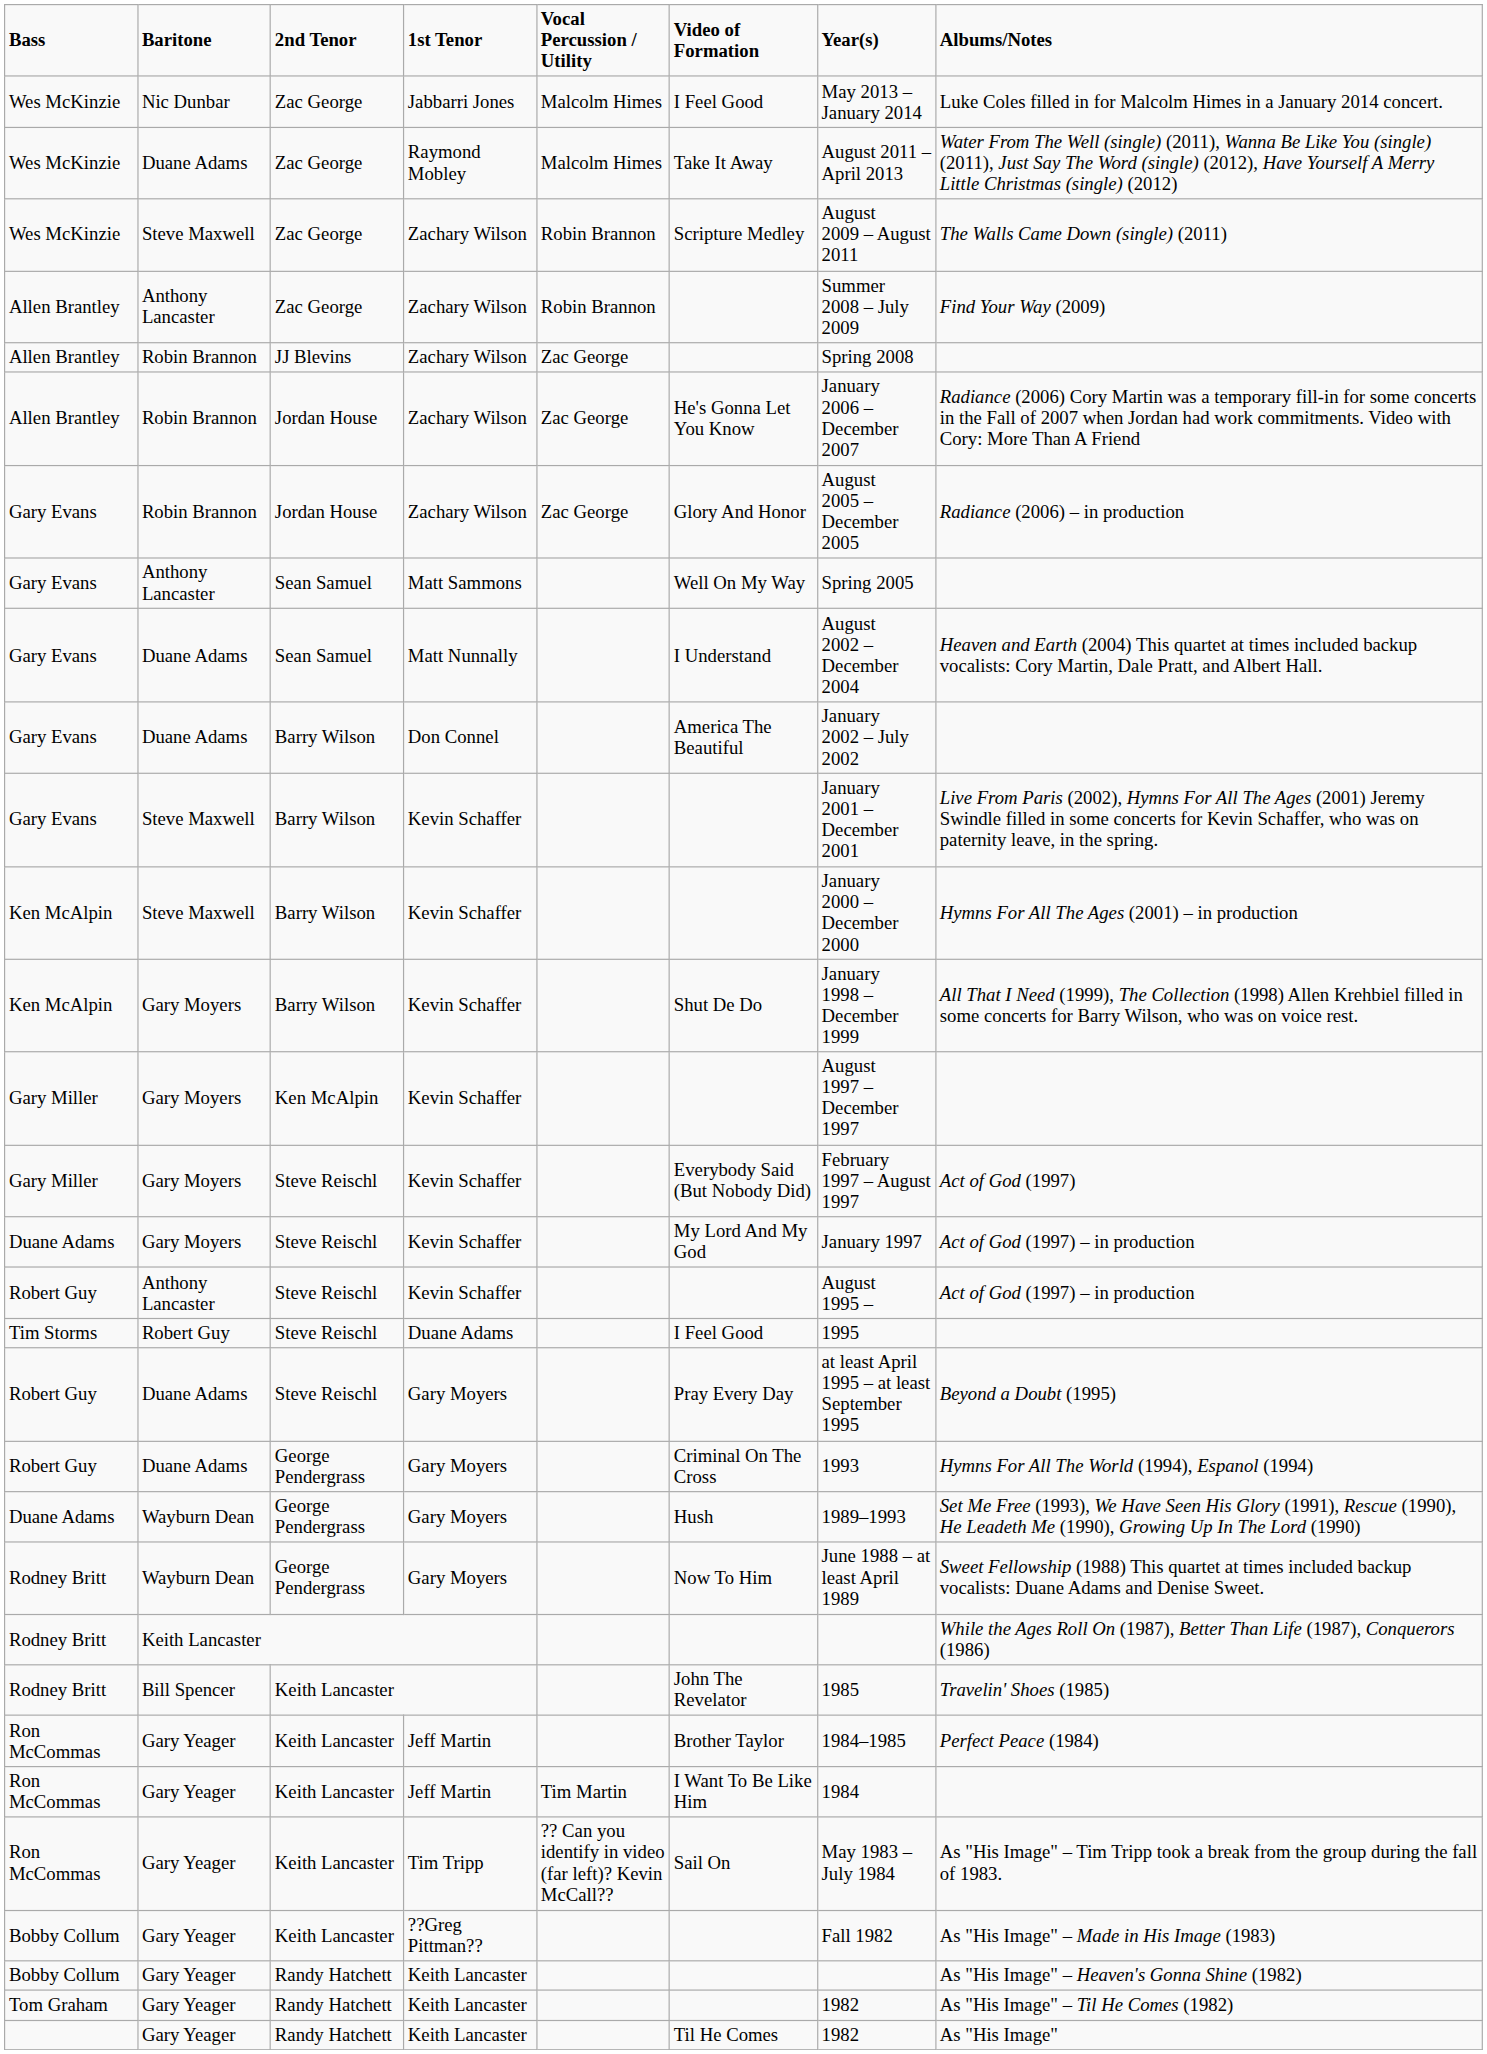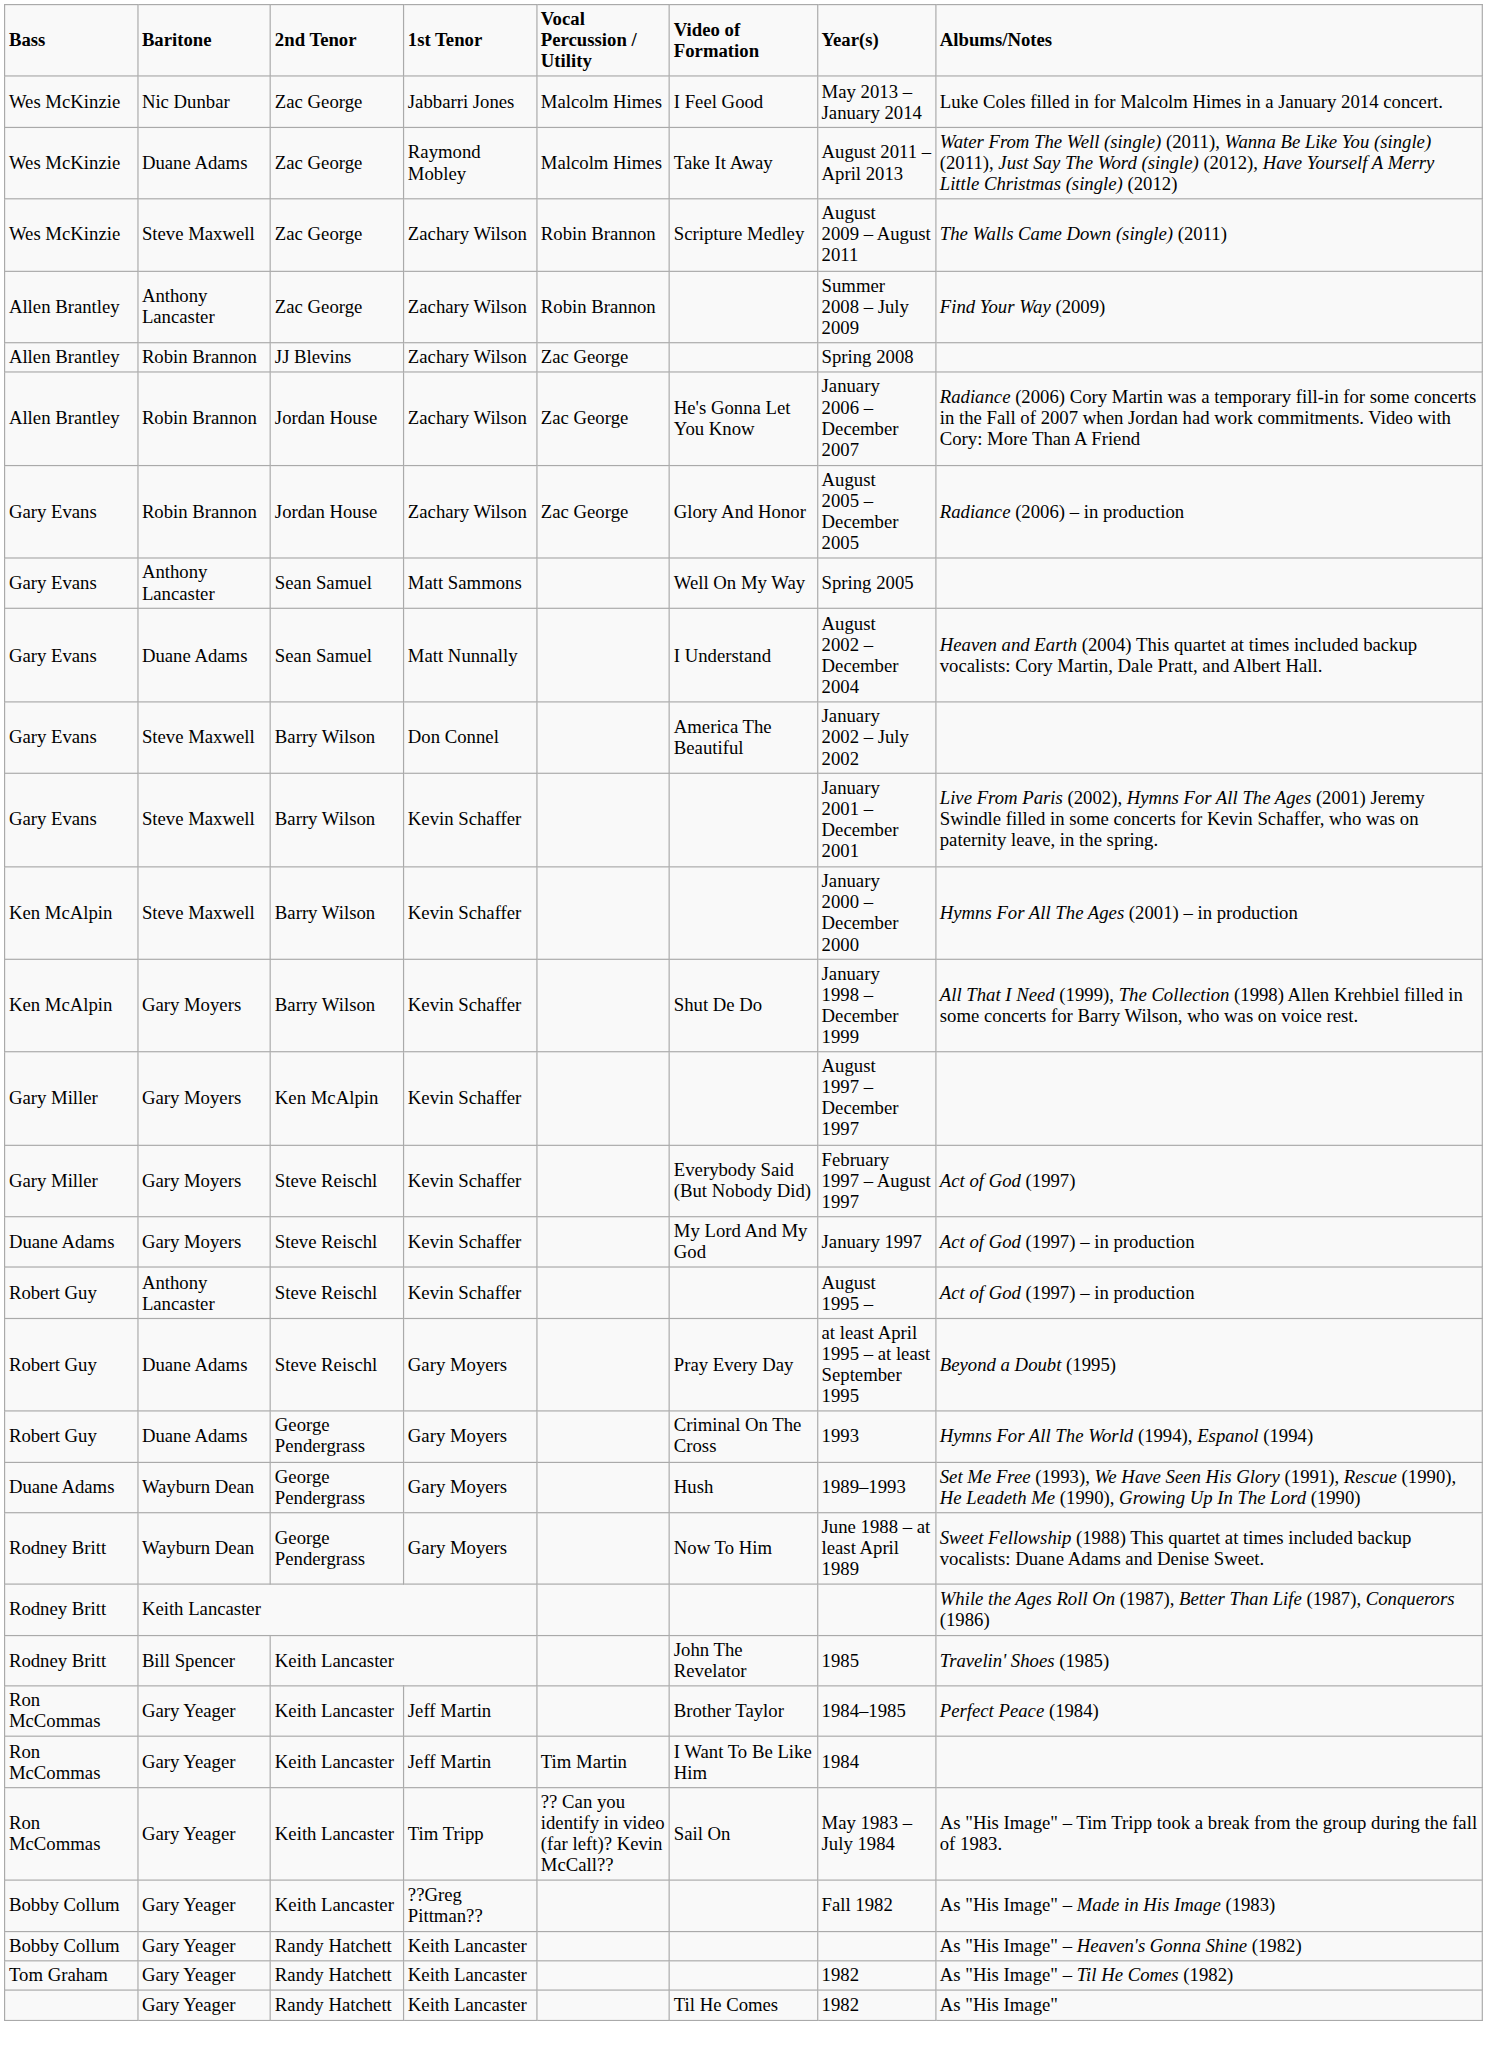(195, 737) Duane Adams -> (198, 737) Steve Maxwell
- row: (53, 1332)
